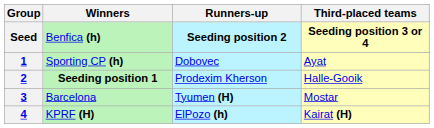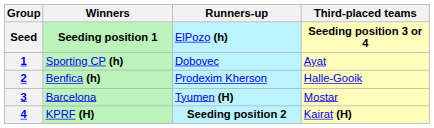(73, 37) Benfica (h) -> (108, 37) Seeding position 1
(237, 37) Seeding position 2 -> (201, 37) ElPozo (h)
(108, 79) Seeding position 1 -> (73, 79) Benfica (h)
(201, 114) ElPozo (h) -> (237, 114) Seeding position 2
